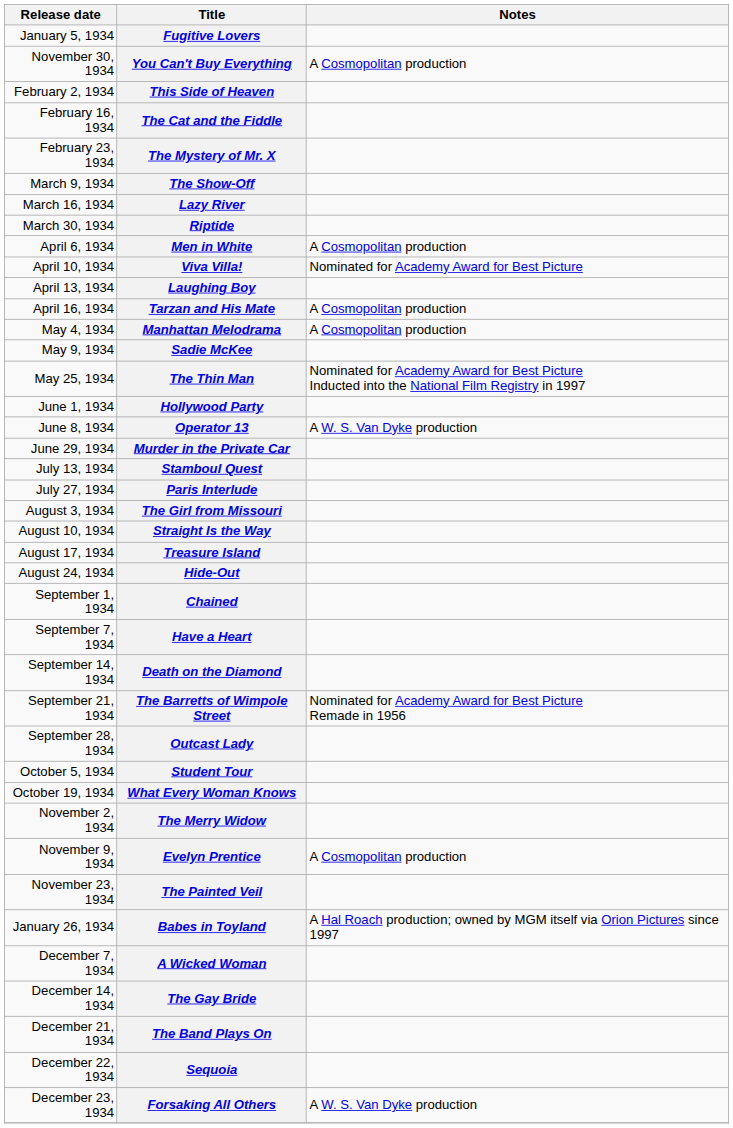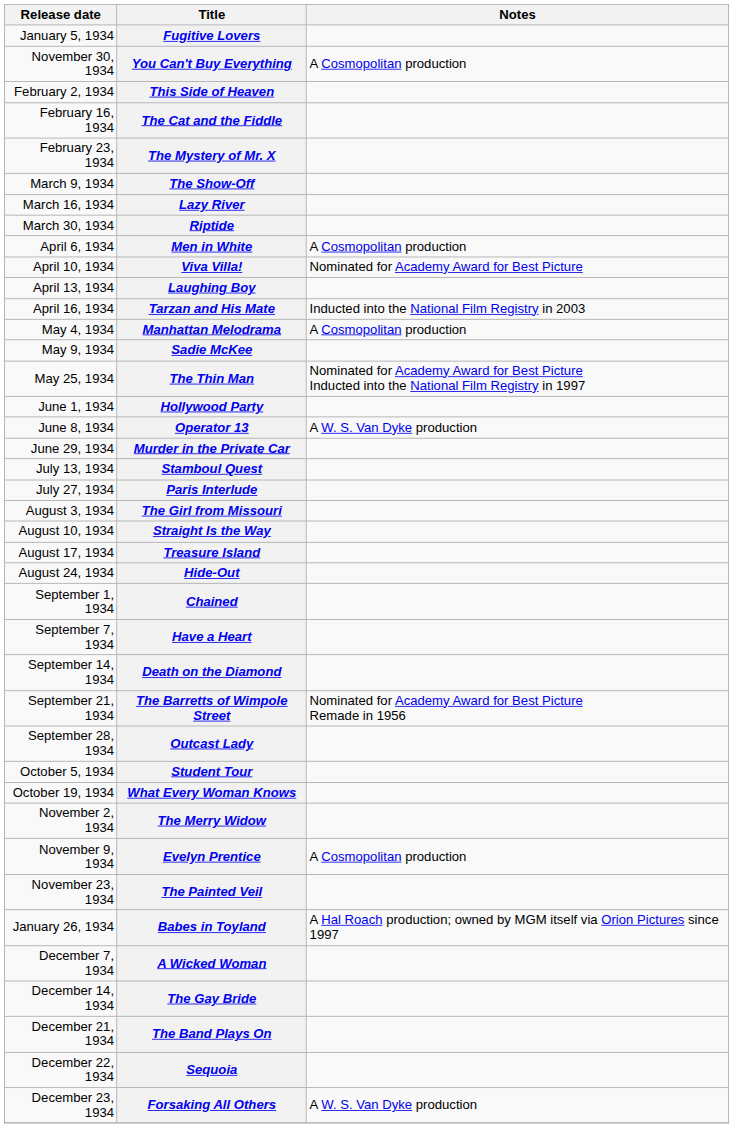(388, 308) A Cosmopolitan production -> (447, 308) Inducted into the National Film Registry in 2003
